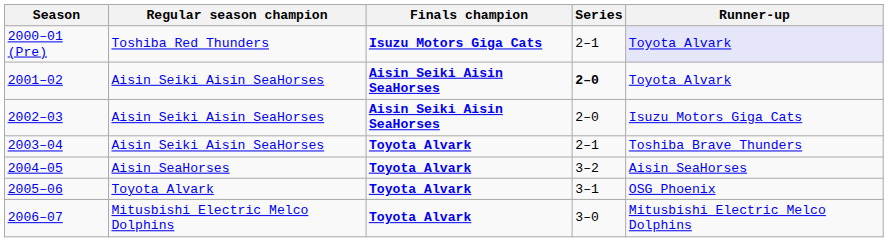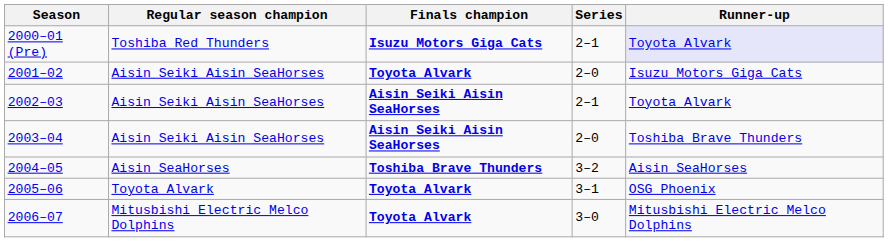(436, 81) Aisin Seiki Aisin SeaHorses -> (420, 73) Toyota Alvark
(587, 81) bold -> (587, 73) normal
(680, 81) Toyota Alvark -> (716, 73) Isuzu Motors Giga Cats
(587, 117) 2–0 -> (587, 102) 2–1
(716, 117) Isuzu Motors Giga Cats -> (680, 102) Toyota Alvark
(420, 146) Toyota Alvark -> (436, 139) Aisin Seiki Aisin SeaHorses
(587, 146) 2–1 -> (587, 139) 2–0
(420, 168) Toyota Alvark -> (456, 168) Toshiba Brave Thunders
